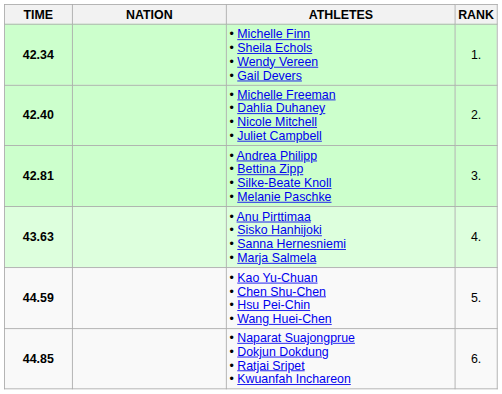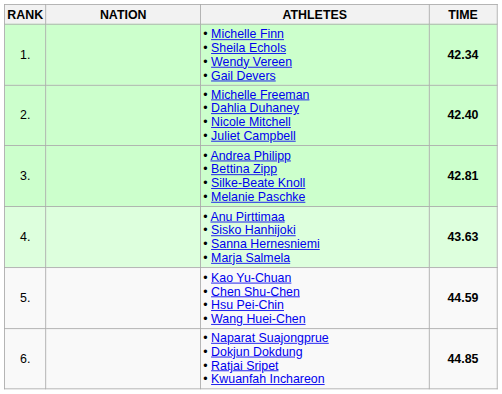columns swapped: (476, 15) <-> (38, 15)
